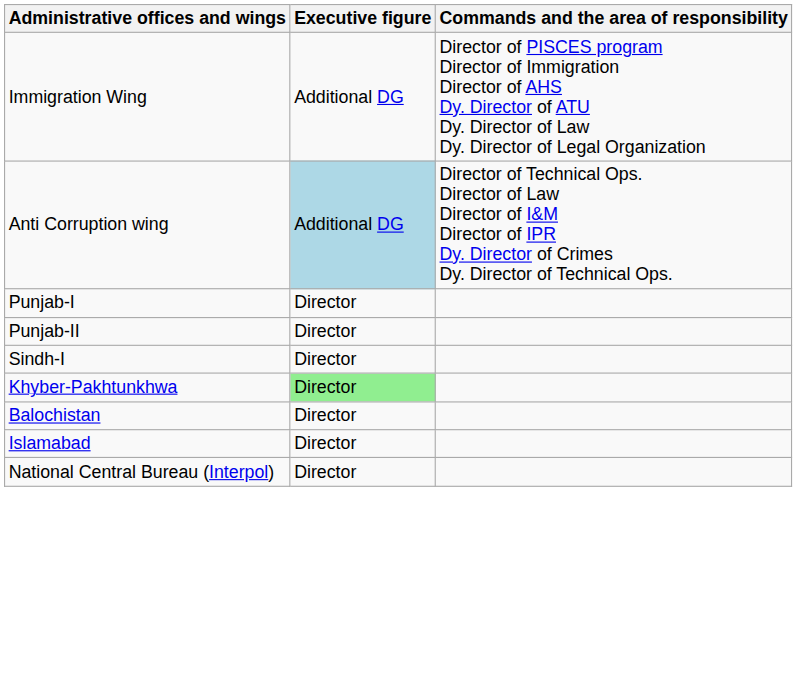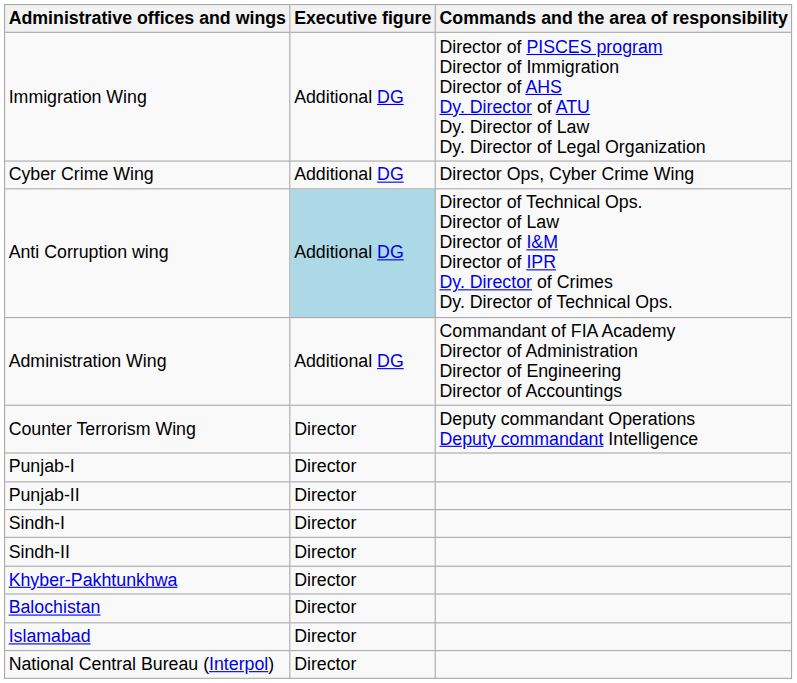+ row: (81, 174)
+ row: (88, 361)
+ row: (102, 429)
+ row: (39, 551)
(325, 387) lightgreen background -> (325, 579) no background
